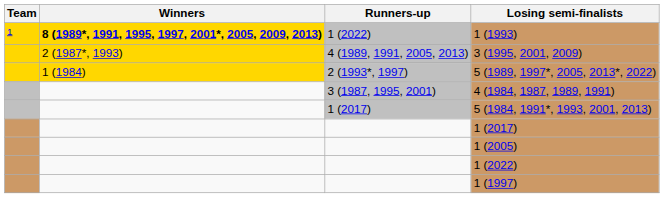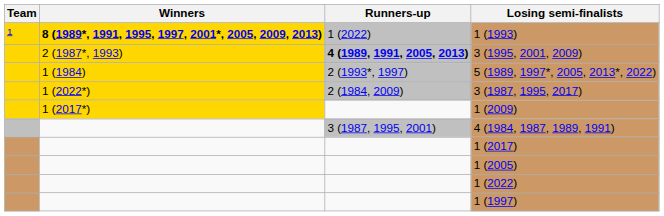(398, 53) normal -> (398, 53) bold
+ row: (528, 91)
+ row: (495, 109)
- row: (563, 109)
